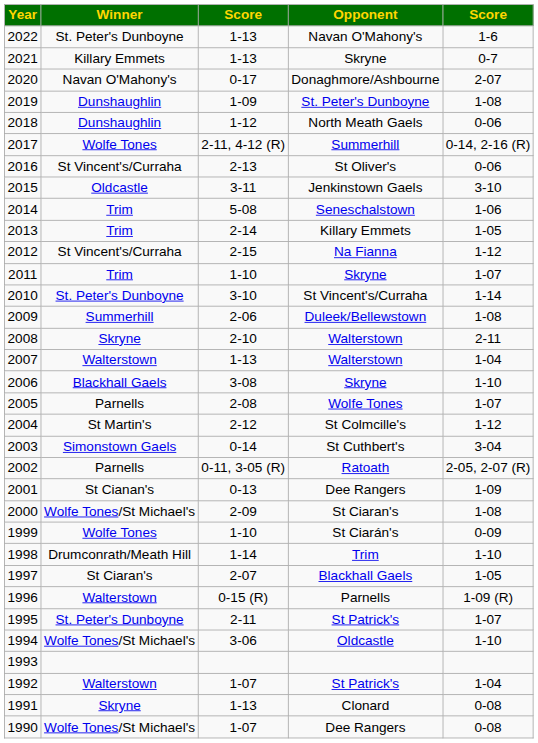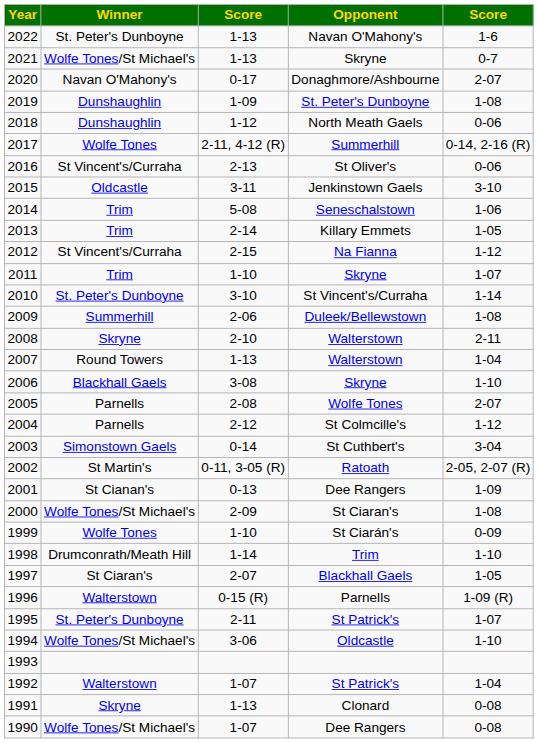(120, 58) Killary Emmets -> (120, 58) Wolfe Tones/St Michael's
(120, 360) Walterstown -> (120, 360) Round Towers
(488, 403) 1-07 -> (488, 403) 2-07
(120, 425) St Martin's -> (120, 425) Parnells
(120, 468) Parnells -> (120, 468) St Martin's
